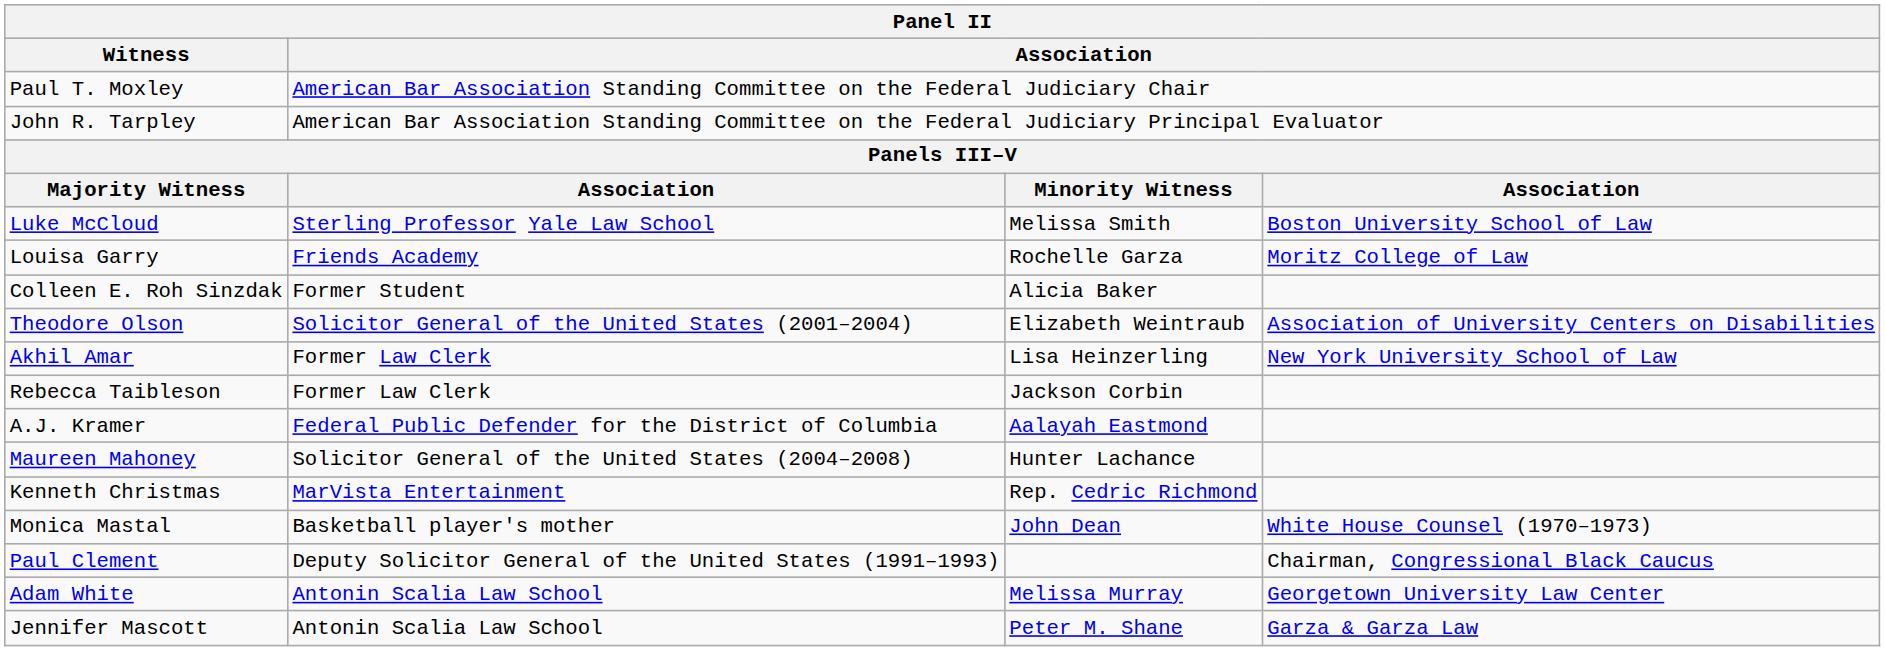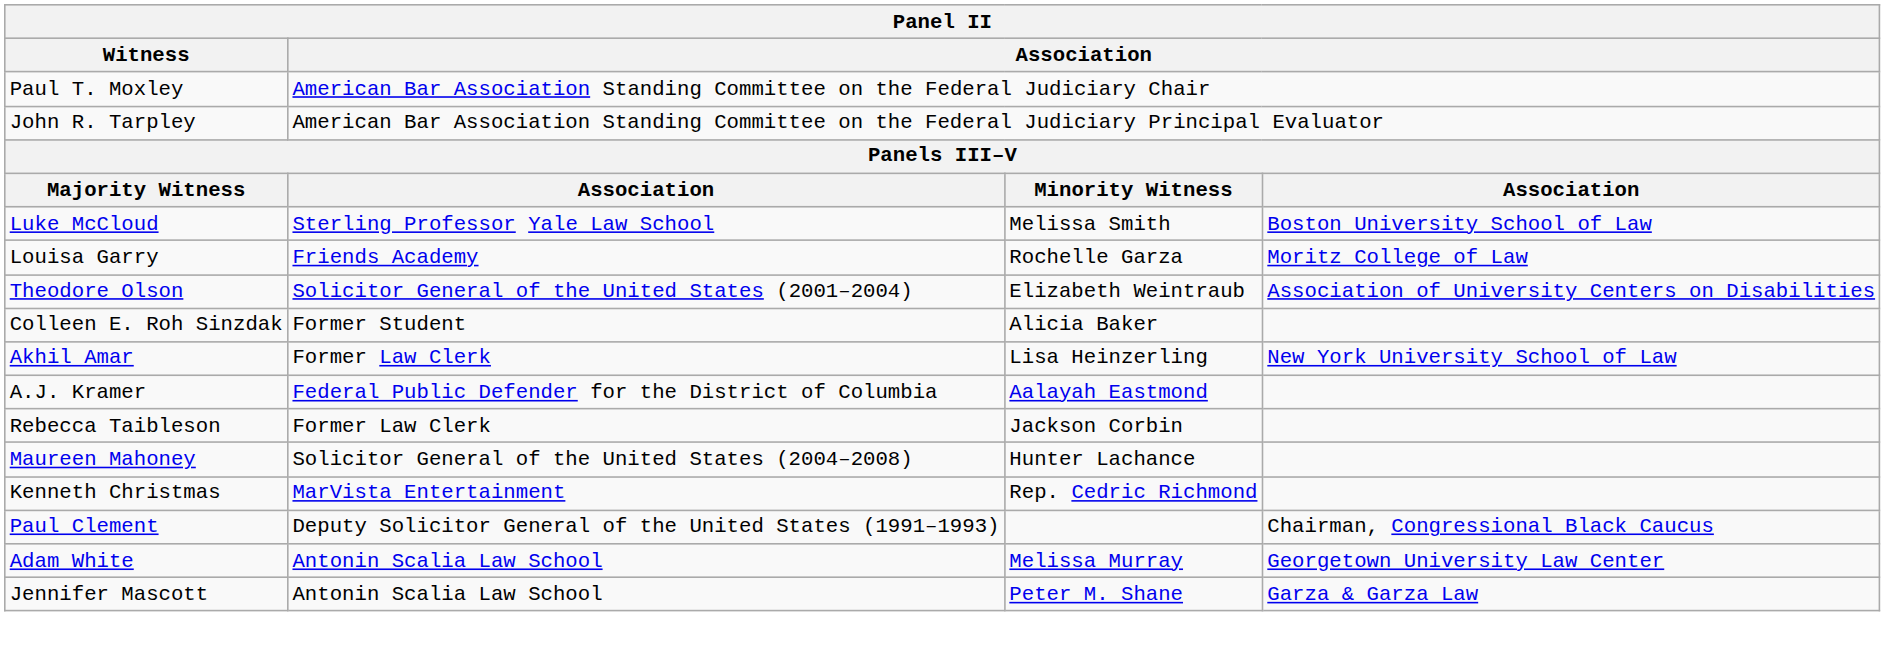rows swapped: (97, 325) <-> (146, 291)
rows swapped: (78, 426) <-> (115, 392)
- row: (90, 527)
